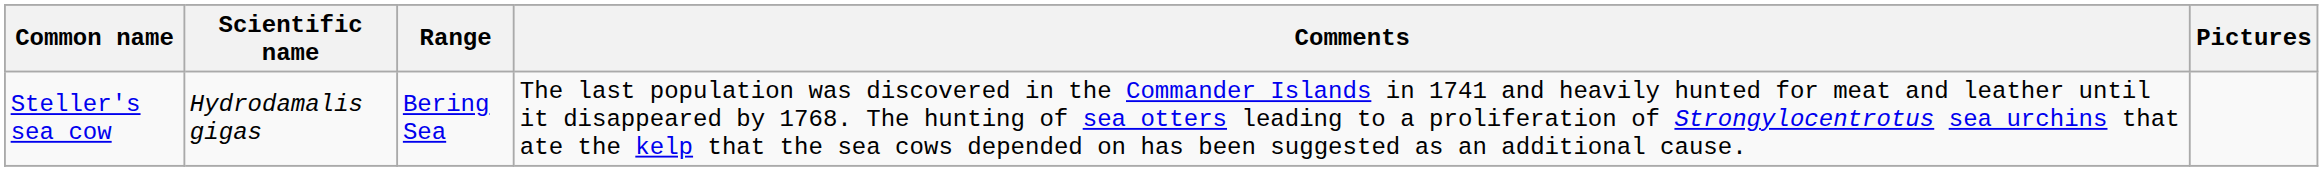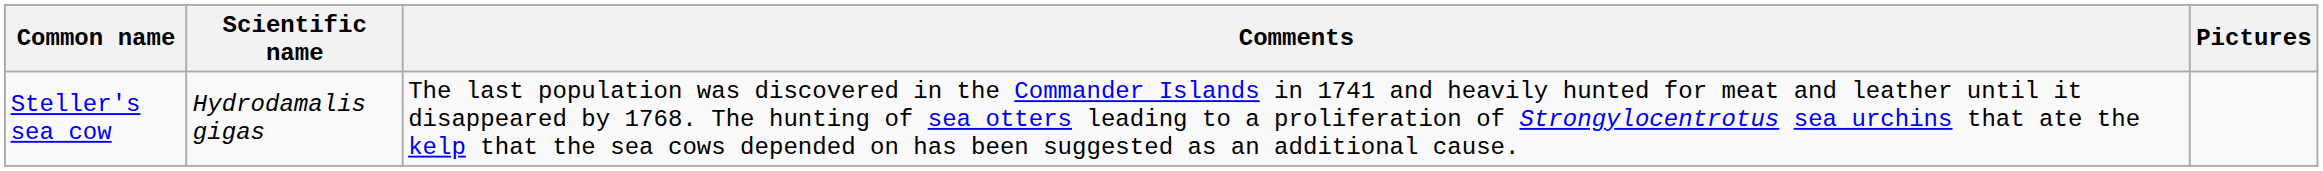- column: (456, 38)
